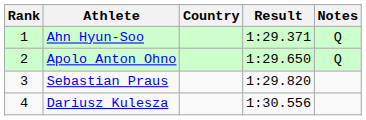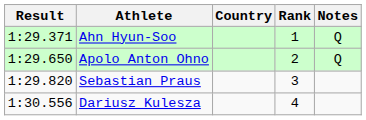columns swapped: (24, 16) <-> (279, 16)
